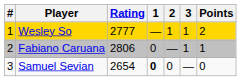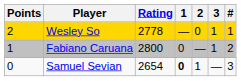columns swapped: (10, 13) <-> (216, 13)
(122, 31) 2777 -> (150, 31) 2778
(170, 31) 1 -> (198, 31) 0
(122, 48) 2806 -> (150, 48) 2800
(170, 66) 0 -> (198, 66) 1
